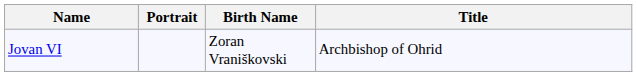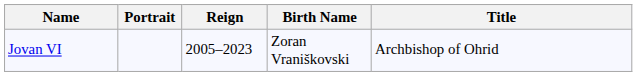+ column: (225, 17)
